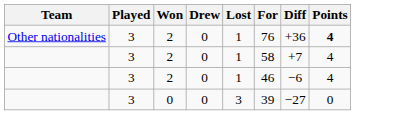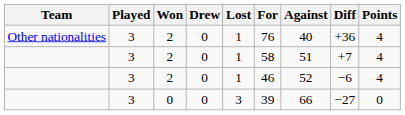+ column: (306, 15)
(330, 36) bold -> (380, 36) normal
